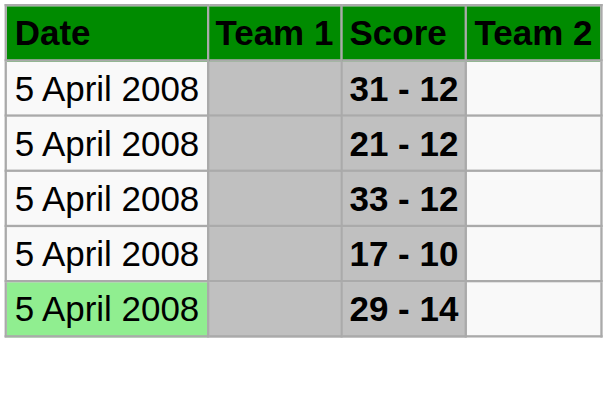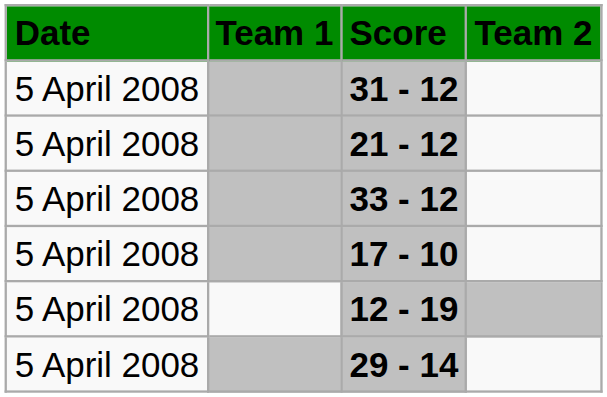+ row: (404, 310)
(107, 310) lightgreen background -> (107, 365) no background
